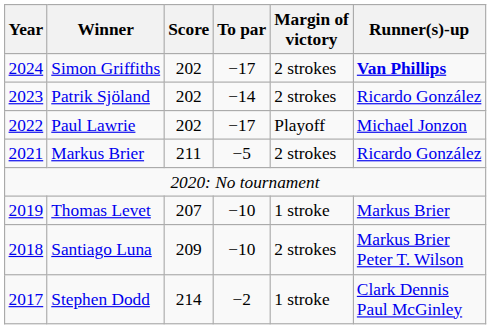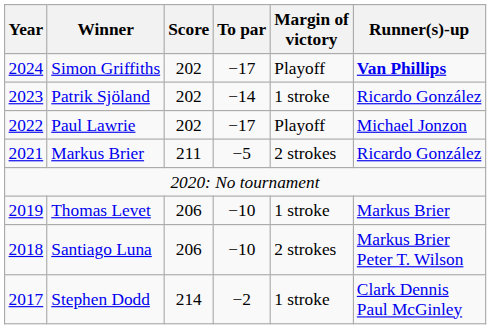(305, 68) 2 strokes -> (300, 68) Playoff
(305, 96) 2 strokes -> (302, 96) 1 stroke
(189, 210) 207 -> (189, 210) 206
(189, 249) 209 -> (189, 249) 206
